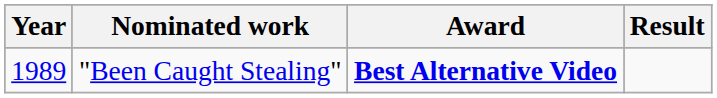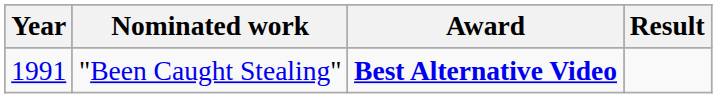(39, 69) 1989 -> (39, 69) 1991
